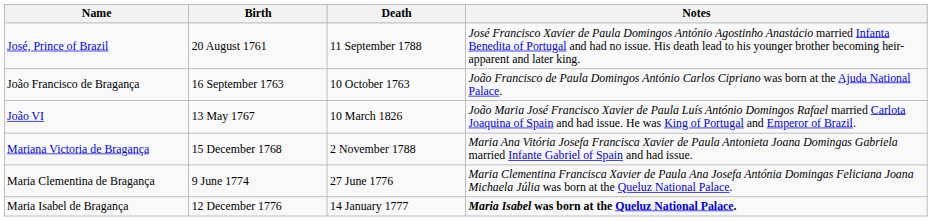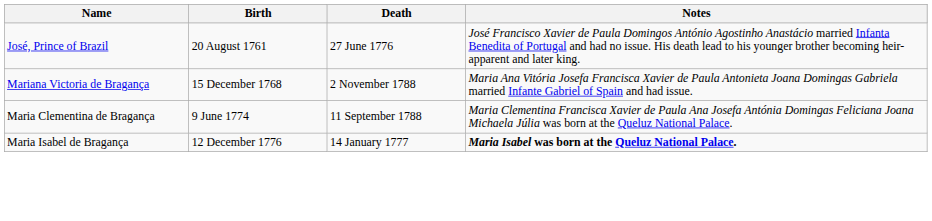(376, 45) 11 September 1788 -> (362, 45) 27 June 1776
- row: (73, 84)
- row: (26, 116)
(362, 181) 27 June 1776 -> (376, 116) 11 September 1788
